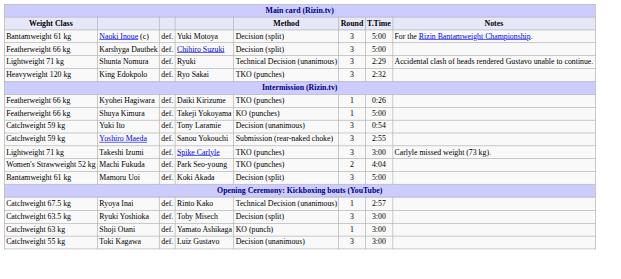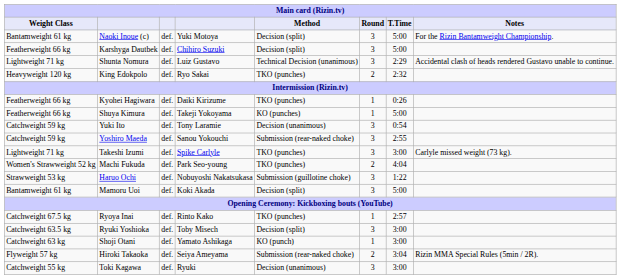(186, 62) Ryuki -> (198, 62) Luiz Gustavo
(352, 75) 3 -> (373, 75) 2
+ row: (118, 178)
(286, 203) Technical Decision (unanimous) -> (281, 216) TKO (punches)
+ row: (124, 255)
(198, 242) Luiz Gustavo -> (186, 268) Ryuki
